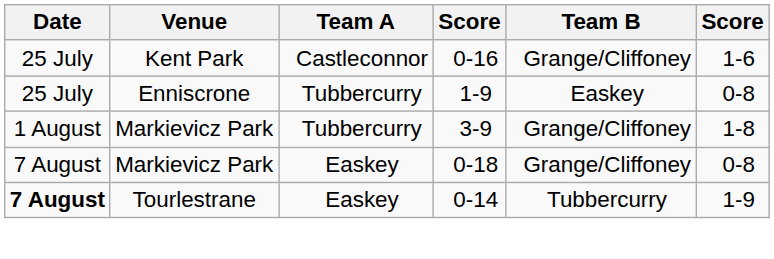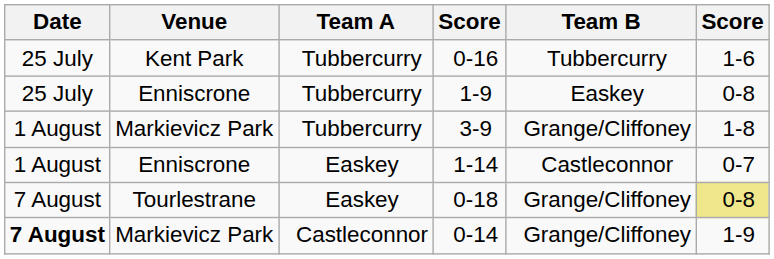(356, 57) Castleconnor -> (356, 57) Tubbercurry
(601, 57) Grange/Cliffoney -> (601, 57) Tubbercurry
+ row: (469, 164)
(194, 164) Markievicz Park -> (194, 199) Tourlestrane
(733, 164) no background -> (733, 199) khaki background
(194, 199) Tourlestrane -> (194, 235) Markievicz Park
(356, 199) Easkey -> (356, 235) Castleconnor
(601, 199) Tubbercurry -> (601, 235) Grange/Cliffoney
